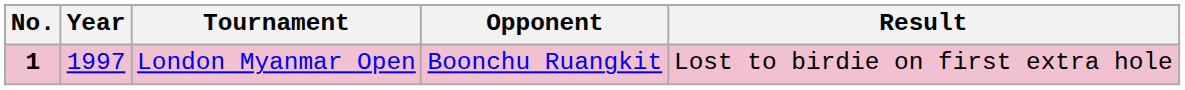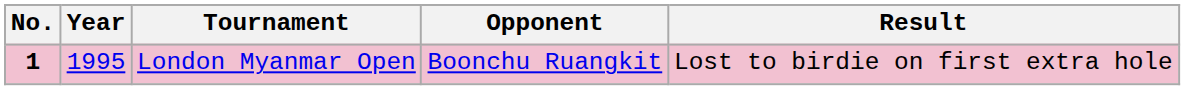(96, 65) 1997 -> (96, 65) 1995
